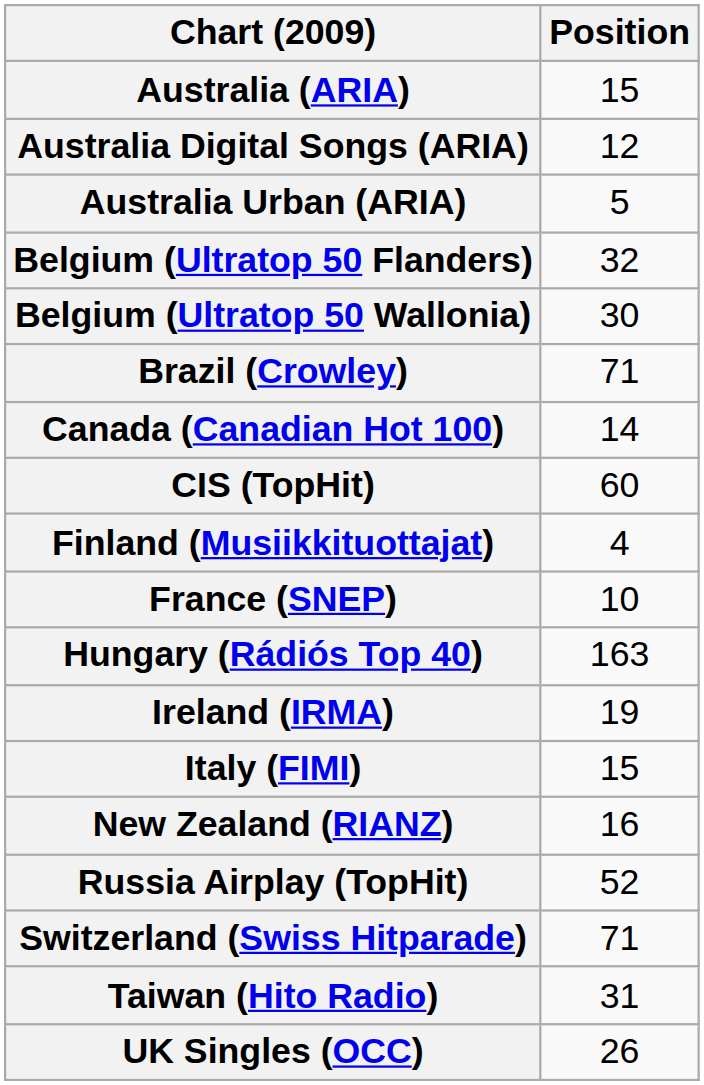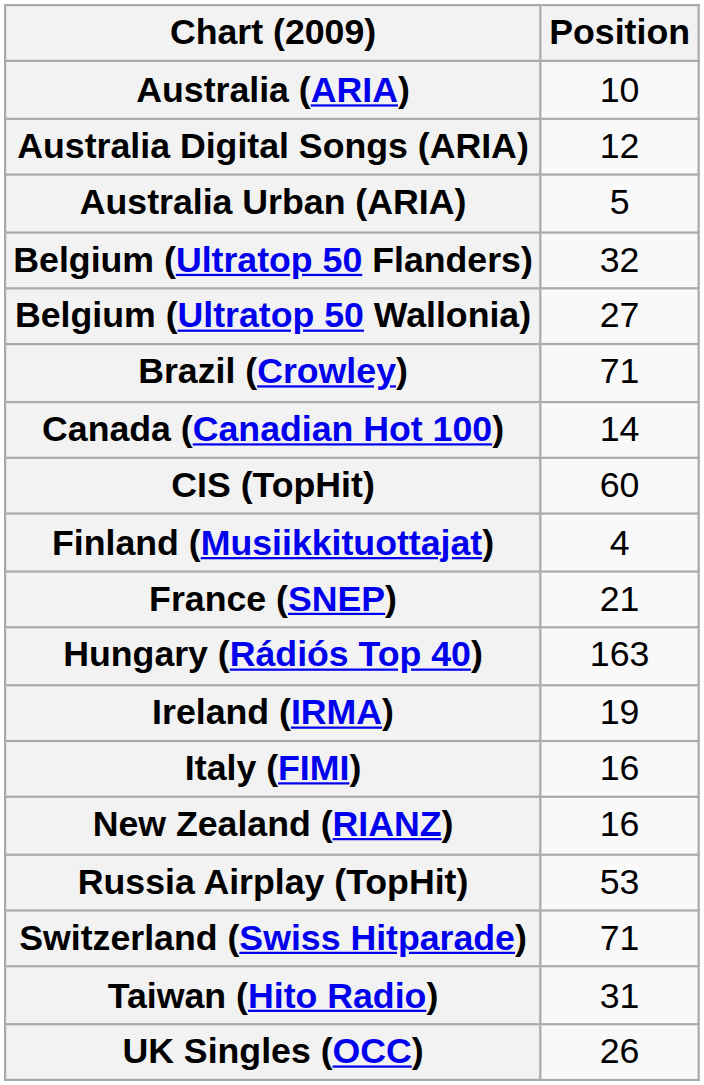(620, 89) 15 -> (620, 89) 10
(620, 315) 30 -> (620, 315) 27
(620, 598) 10 -> (620, 598) 21
(620, 768) 15 -> (620, 768) 16
(620, 881) 52 -> (620, 881) 53
